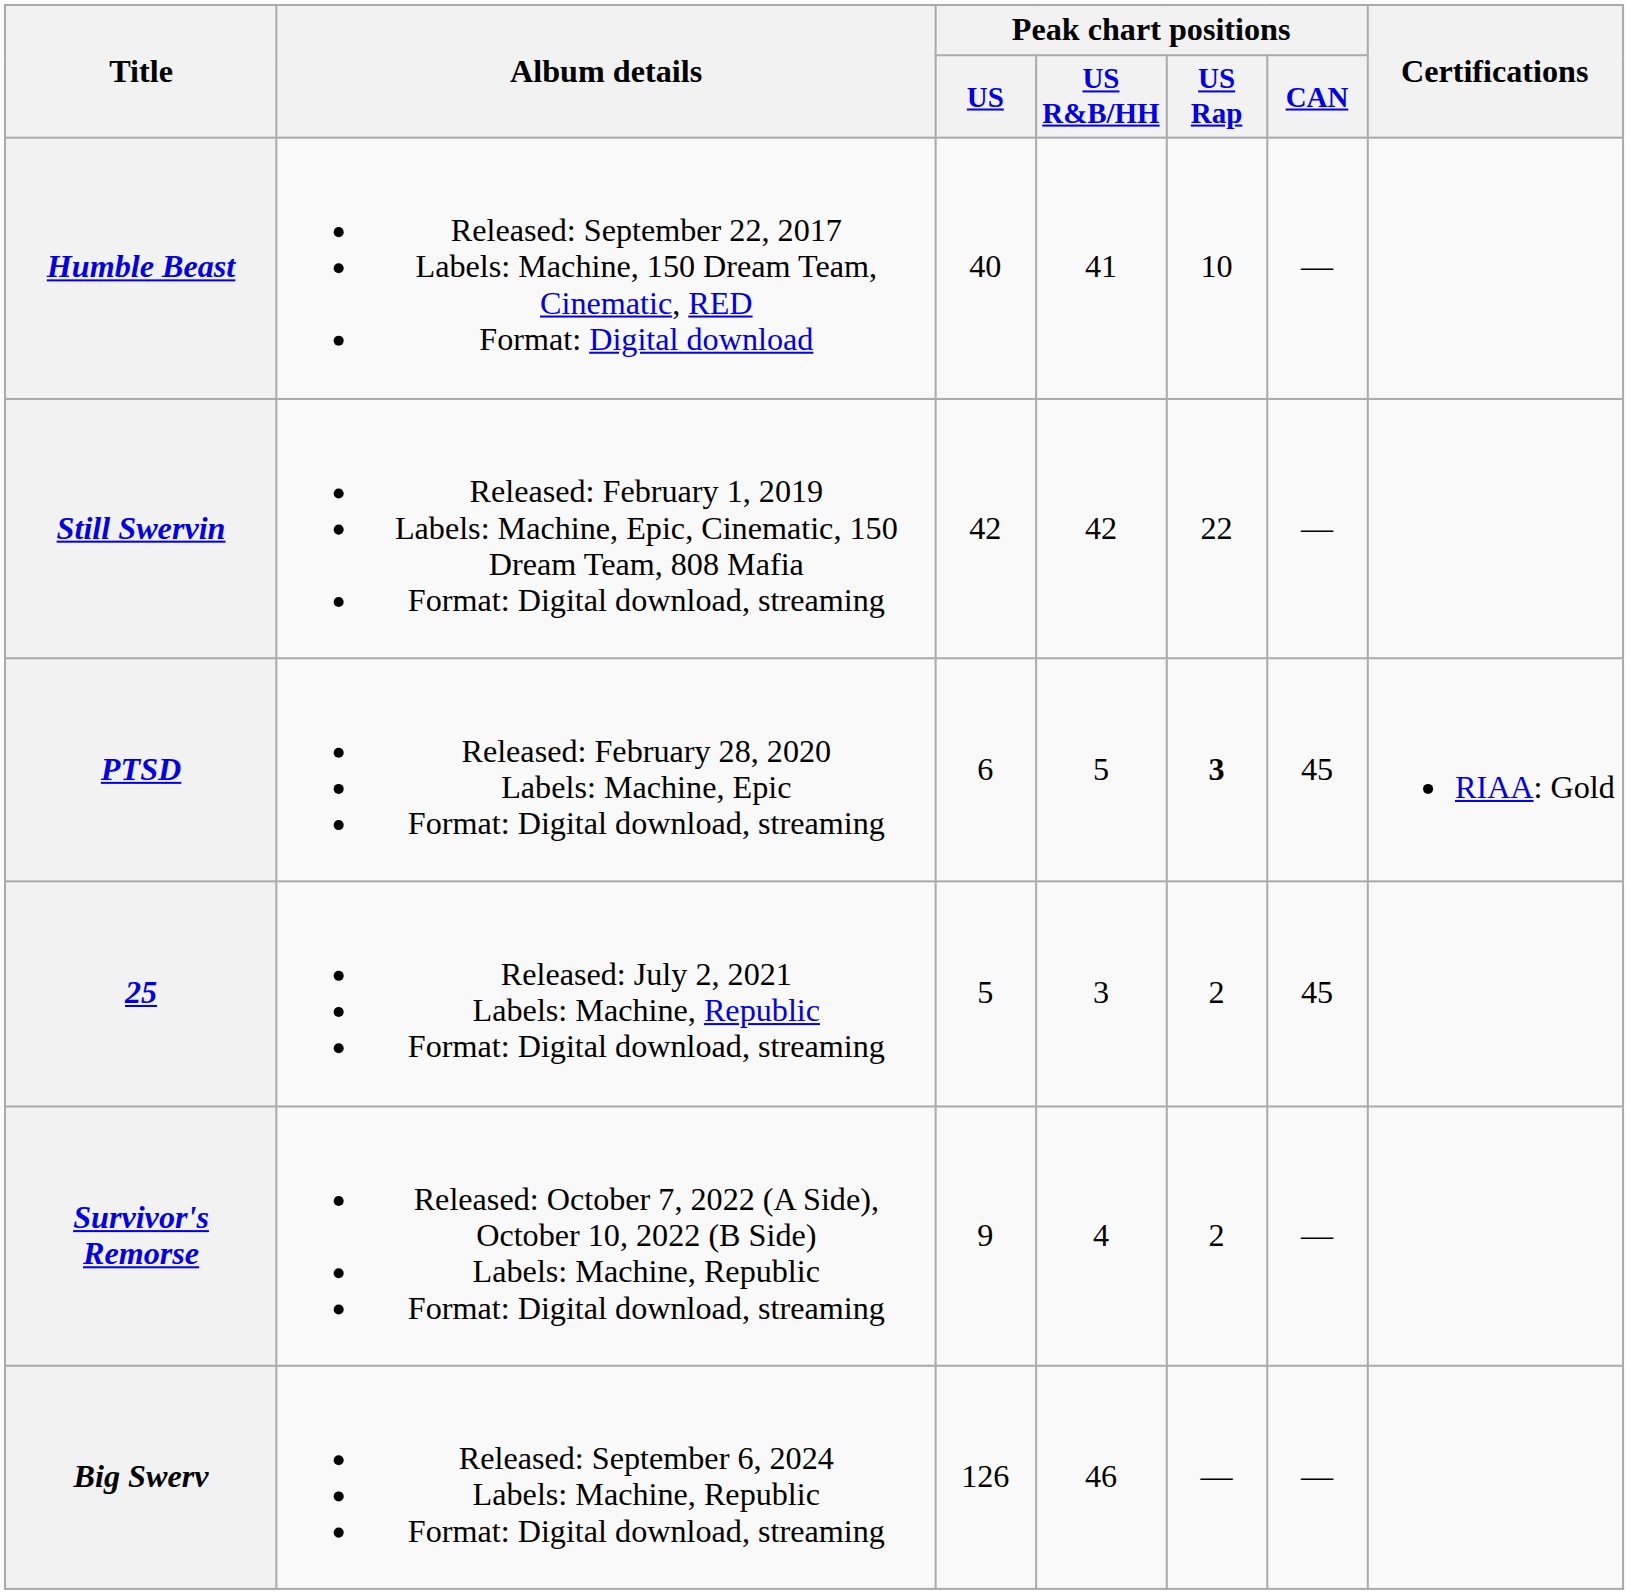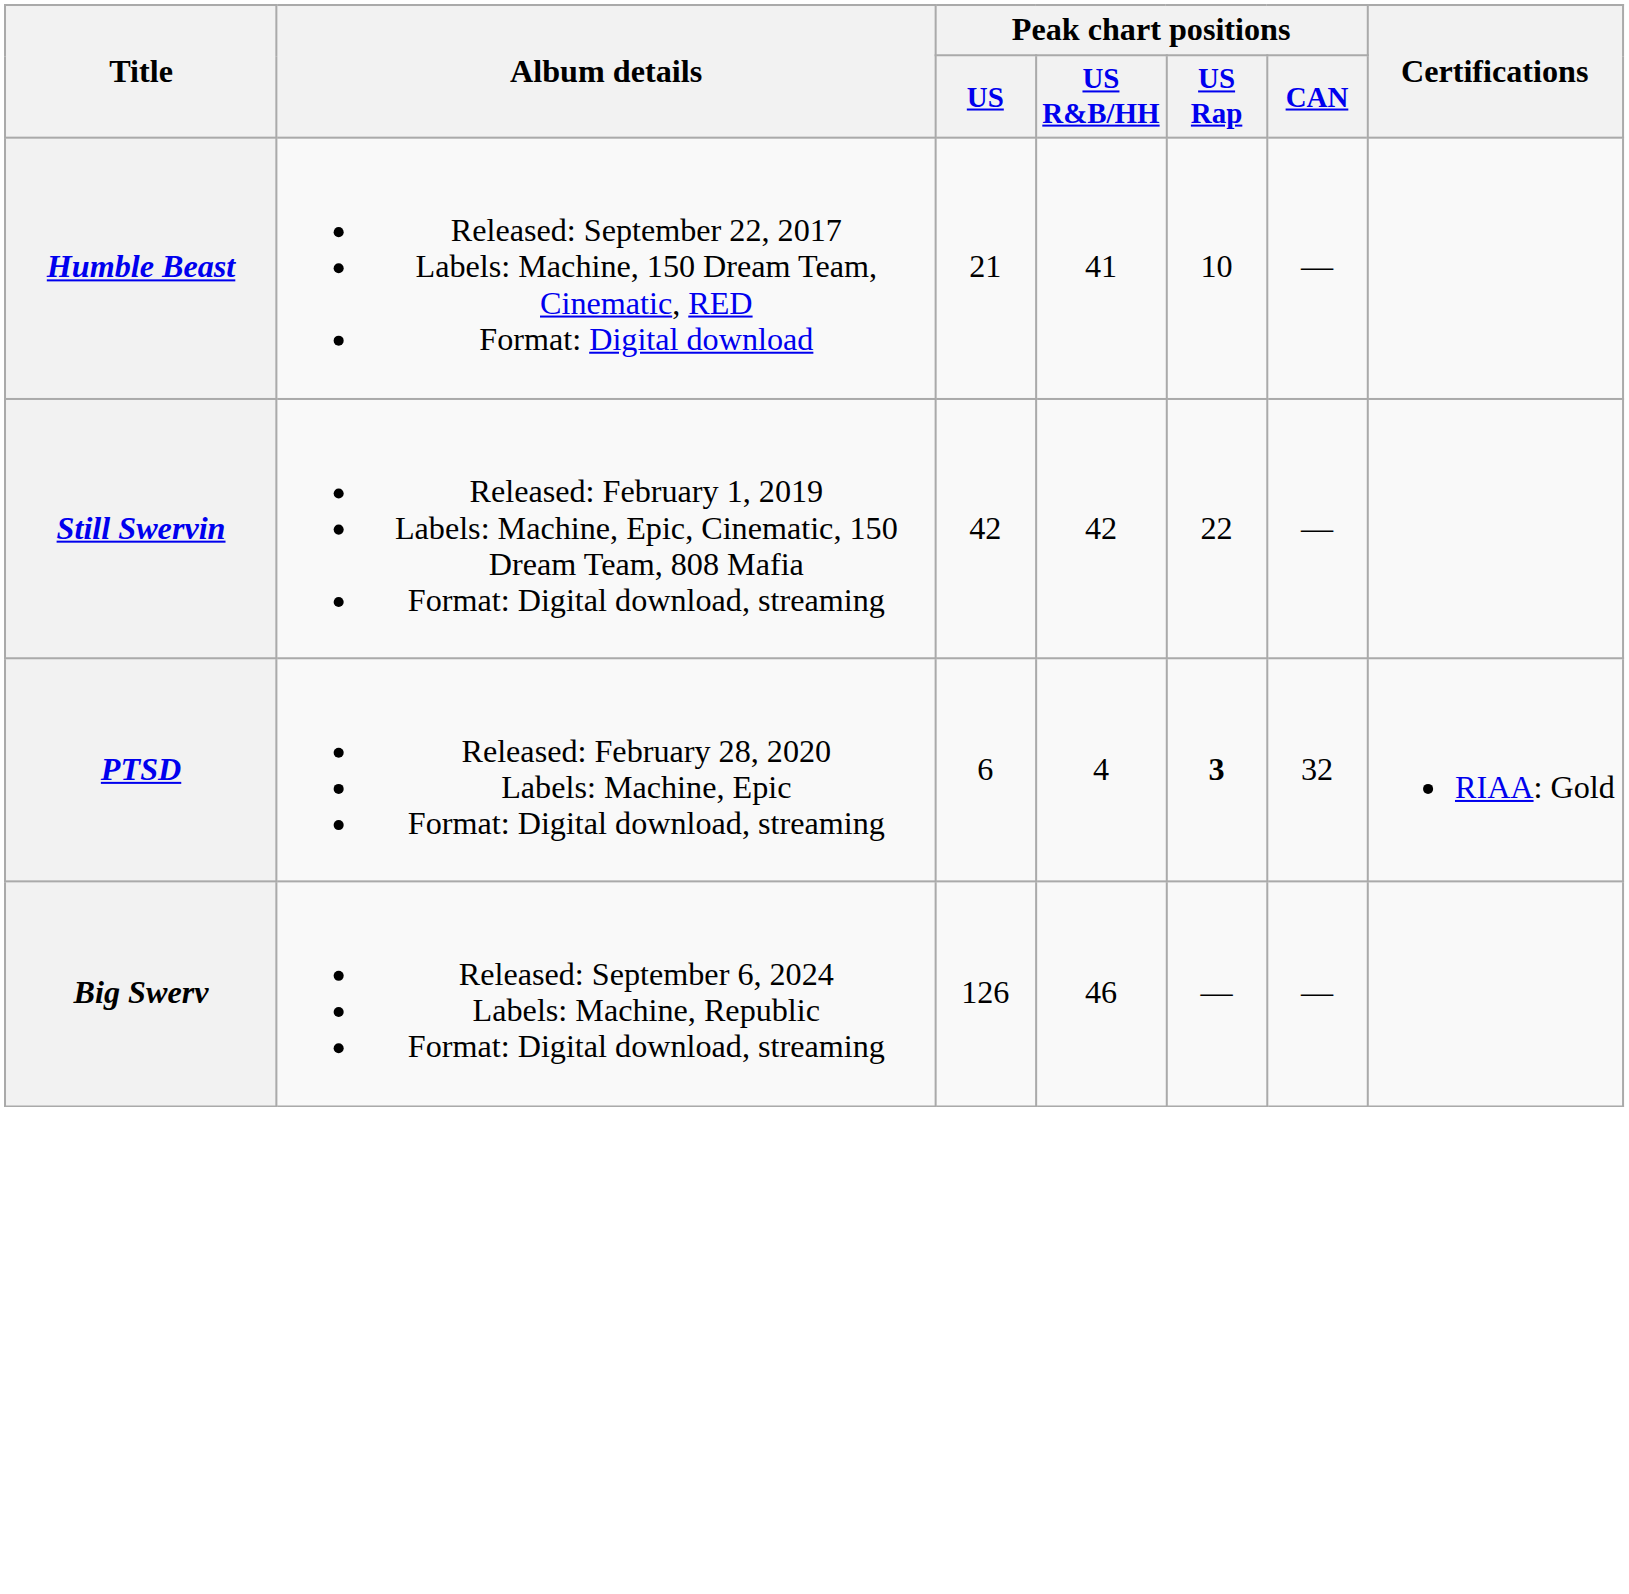(985, 267) 40 -> (985, 267) 21
(1101, 769) 5 -> (1101, 769) 4
(1317, 769) 45 -> (1317, 769) 32
- row: (141, 993)
- row: (141, 1235)
